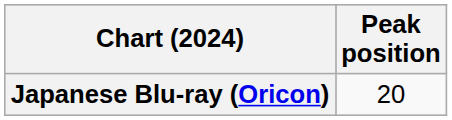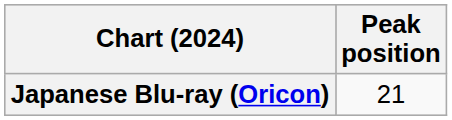(391, 94) 20 -> (391, 94) 21
